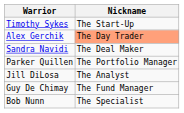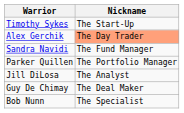(110, 50) The Deal Maker -> (115, 50) The Fund Manager
(115, 88) The Fund Manager -> (110, 88) The Deal Maker
